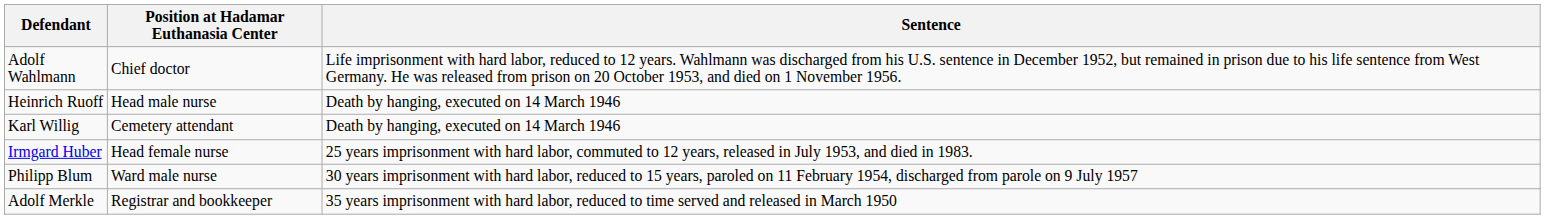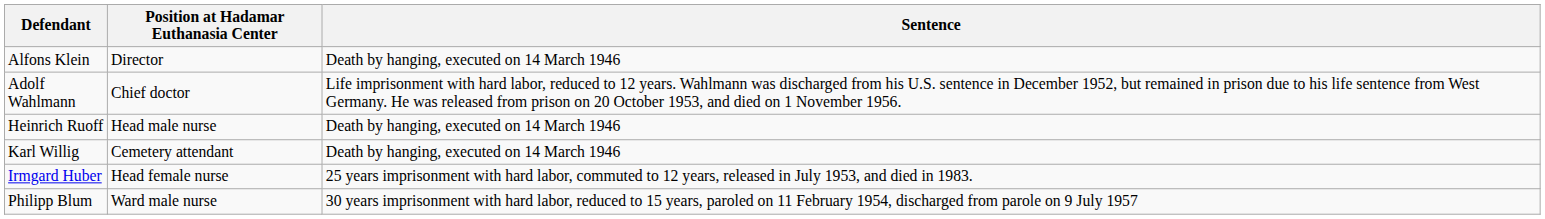+ row: (49, 59)
- row: (51, 201)
